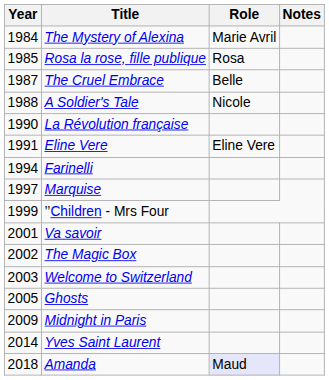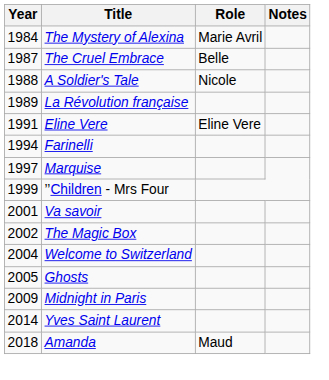- row: (125, 59)
(23, 124) 1990 -> (23, 102) 1989
(23, 277) 2003 -> (23, 255) 2004
(230, 364) lavender background -> (215, 342) no background
